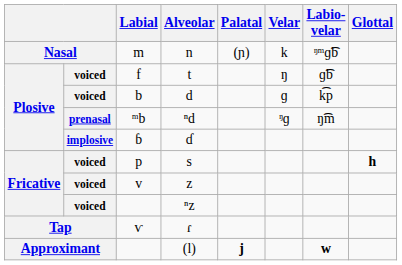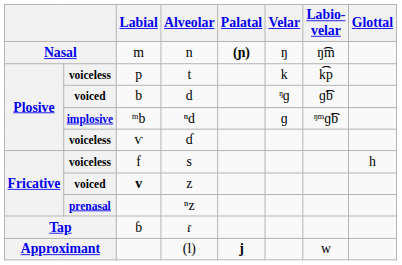(242, 52) normal -> (242, 52) bold
(284, 52) k -> (284, 52) ŋ
(326, 52) ᵑᵐɡ͡b -> (326, 52) ŋ͡m
(90, 75) voiced -> (90, 75) voiceless
(139, 74) f -> (139, 74) p
(284, 74) ŋ -> (284, 74) k
(326, 74) ɡ͡b -> (326, 74) k͡p
(284, 96) ɡ -> (284, 96) ᵑɡ
(326, 96) k͡p -> (326, 96) ɡ͡b
(90, 119) prenasal -> (90, 119) implosive
(284, 118) ᵑɡ -> (284, 118) ɡ
(326, 118) ŋ͡m -> (326, 118) ᵑᵐɡ͡b
(90, 140) implosive -> (90, 140) voiceless
(139, 140) ɓ -> (139, 140) ⱱ
(90, 162) voiced -> (90, 162) voiceless
(139, 161) p -> (139, 161) f
(372, 161) bold -> (372, 161) normal
(139, 183) normal -> (139, 183) bold
(90, 206) voiced -> (90, 206) prenasal
(139, 227) ⱱ -> (139, 227) ɓ
(326, 249) bold -> (326, 249) normal
